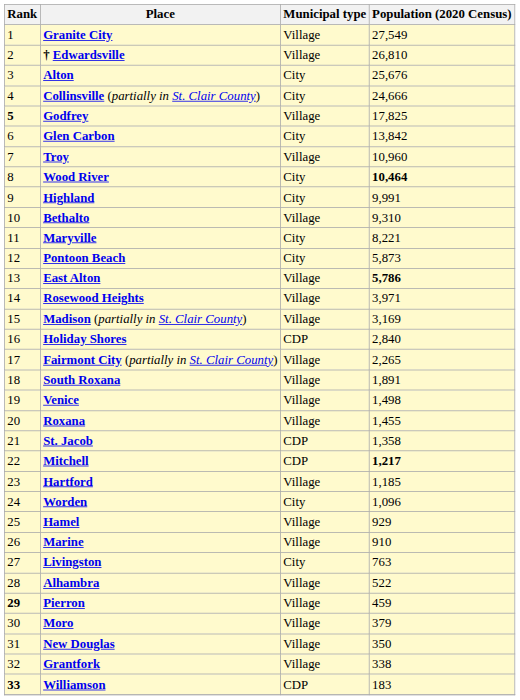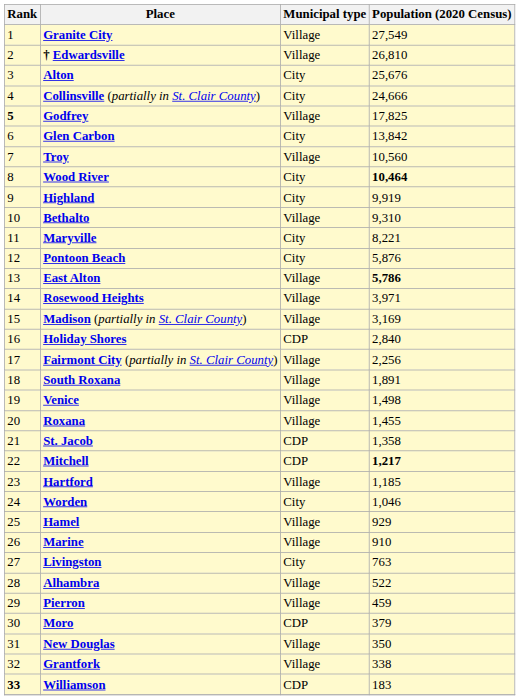(390, 156) 10,960 -> (390, 156) 10,560
(386, 197) 9,991 -> (386, 197) 9,919
(386, 258) 5,873 -> (386, 258) 5,876
(386, 359) 2,265 -> (386, 359) 2,256
(386, 501) 1,096 -> (386, 501) 1,046
(14, 603) bold -> (14, 603) normal
(302, 623) Village -> (296, 623) CDP
